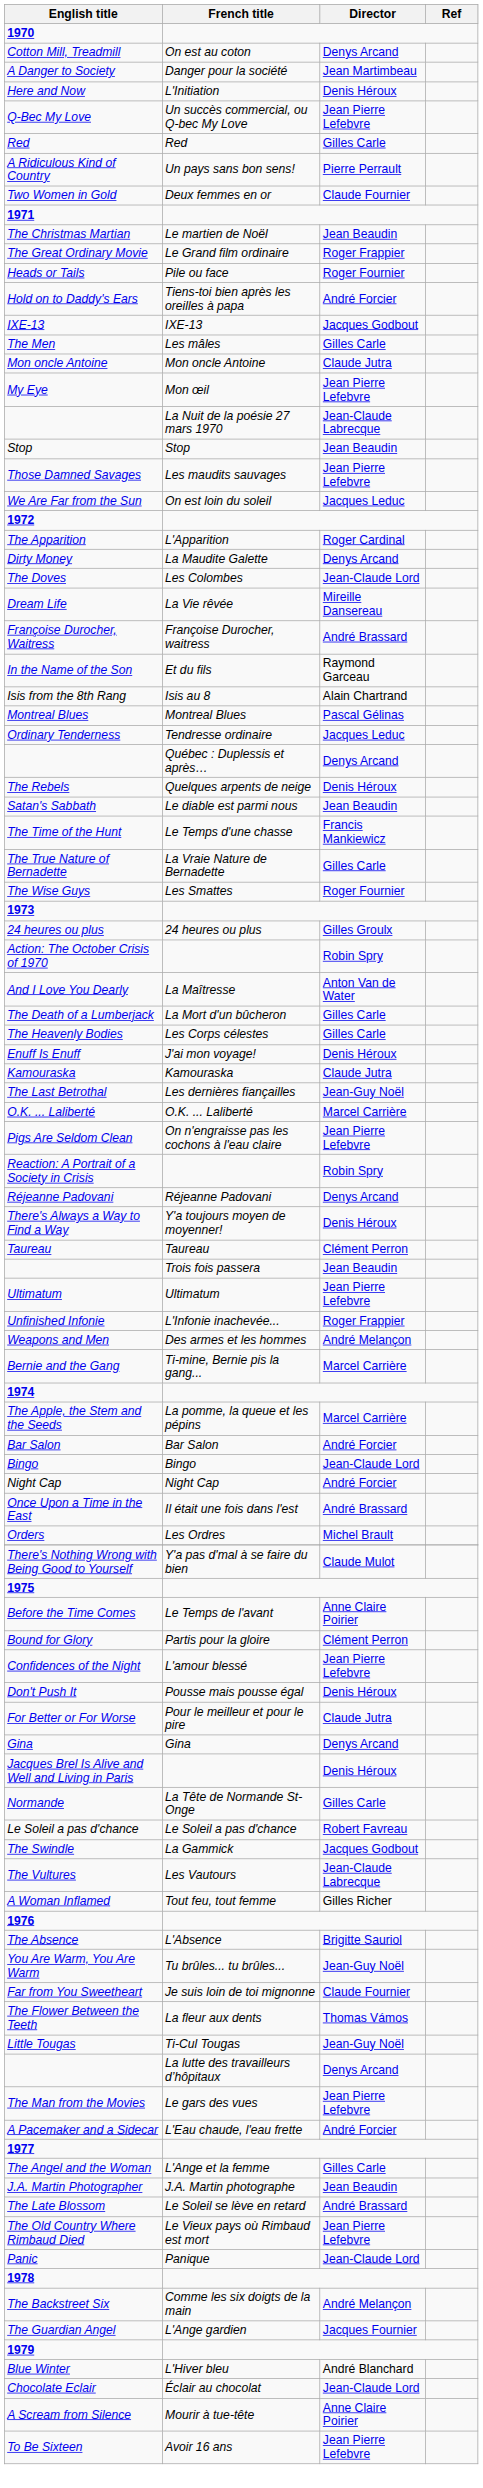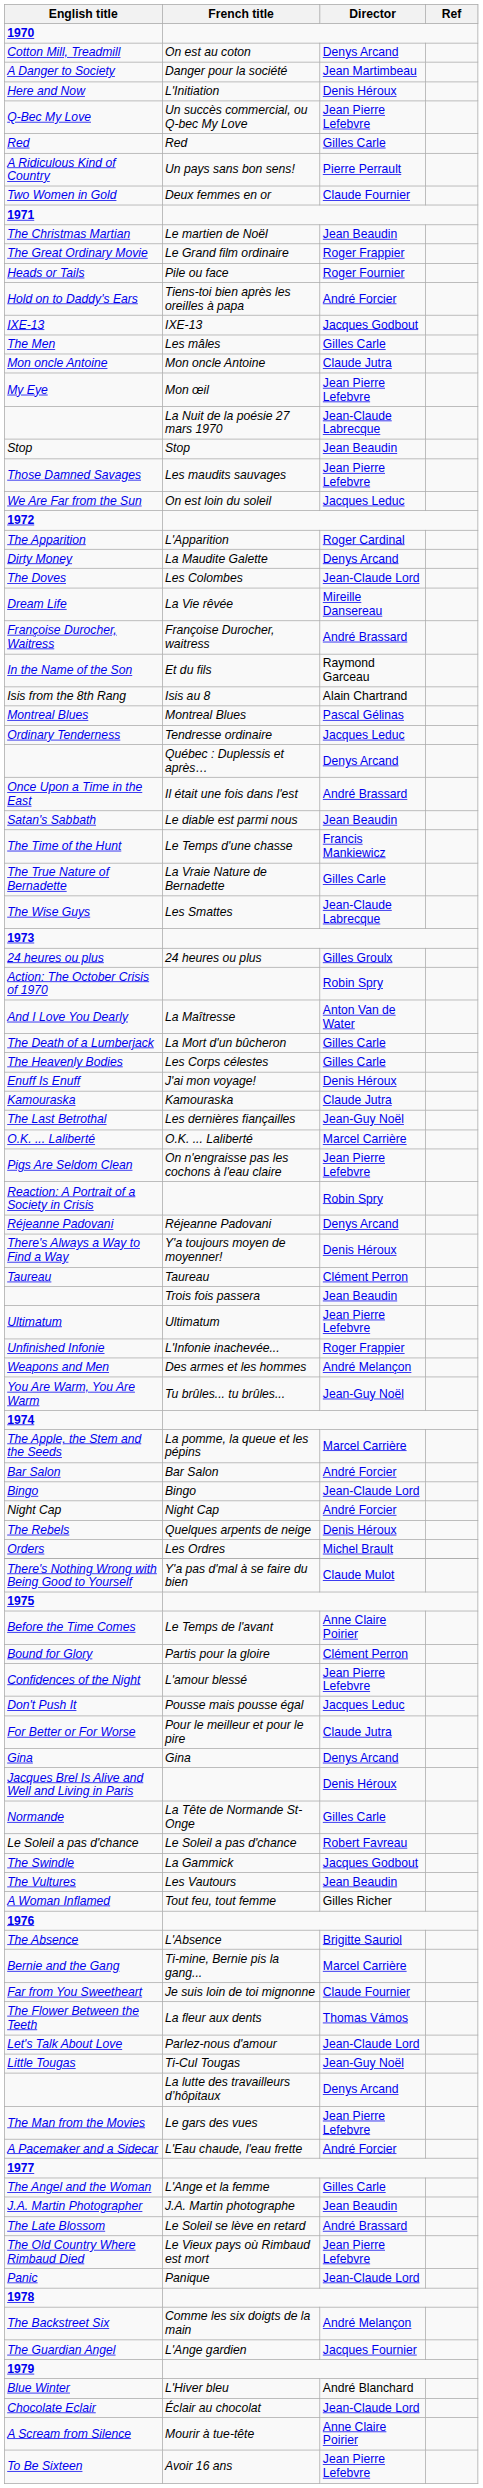rows swapped: (38, 787) <-> (75, 1509)
(364, 891) Roger Fournier -> (357, 912) Jean-Claude Labrecque
rows swapped: (71, 1966) <-> (63, 1366)
(360, 1692) Denis Héroux -> (364, 1706) Jacques Leduc
(357, 1875) Jean-Claude Labrecque -> (360, 1882) Jean Beaudin
+ row: (65, 2044)
